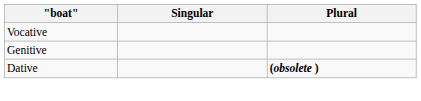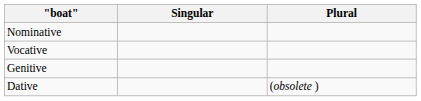+ row: (34, 31)
(294, 68) bold -> (294, 86) normal
